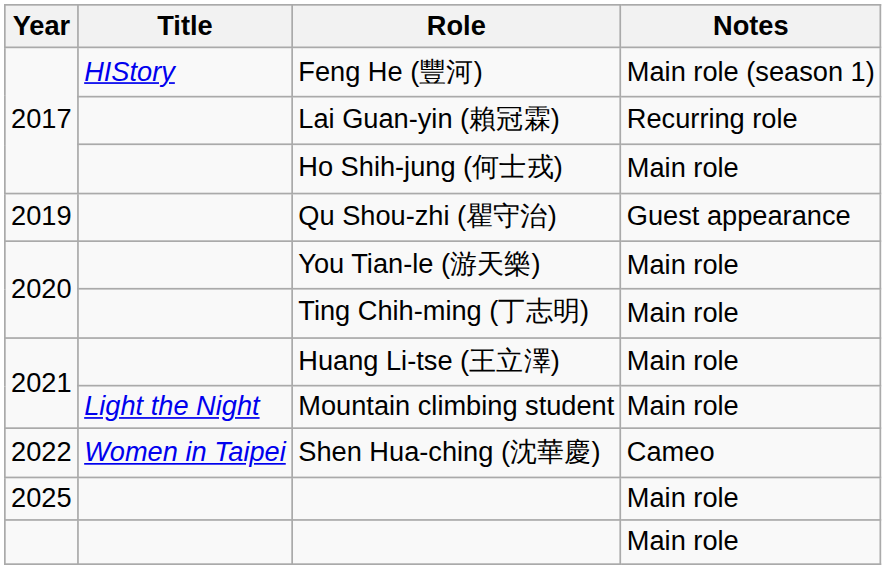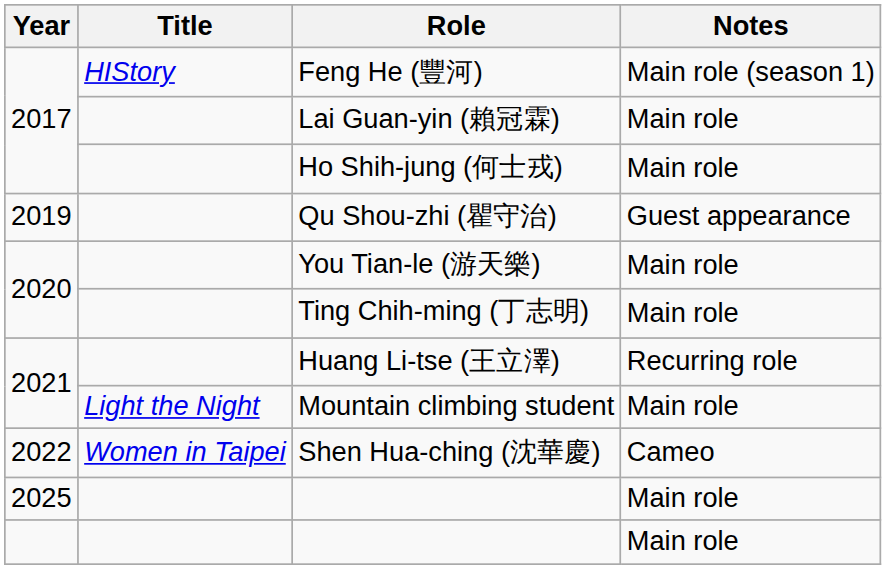(712, 119) Recurring role -> (683, 119) Main role
(683, 361) Main role -> (712, 361) Recurring role
